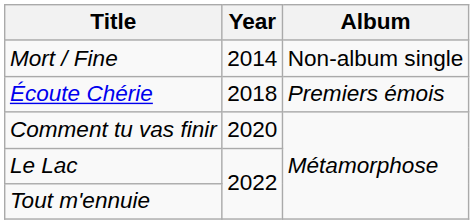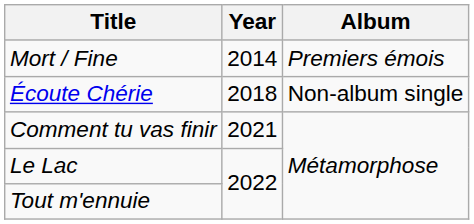(376, 58) Non-album single -> (366, 58) Premiers émois
(366, 93) Premiers émois -> (376, 93) Non-album single
(252, 129) 2020 -> (252, 129) 2021
